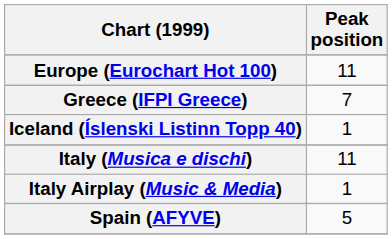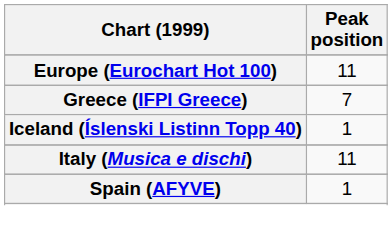- row: (155, 188)
(347, 218) 5 -> (347, 188) 1
